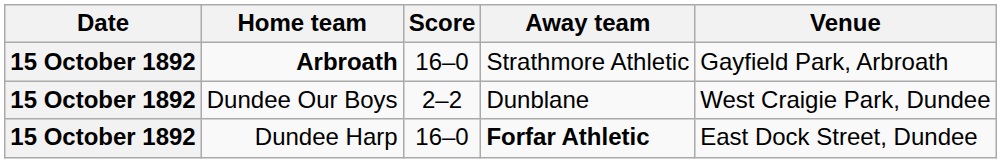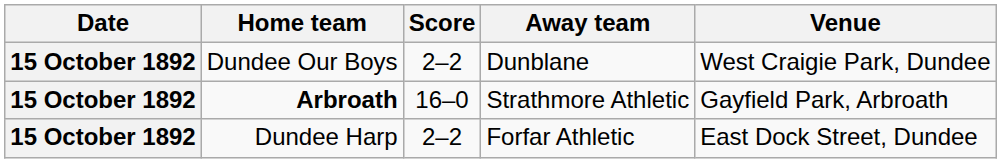rows swapped: (302, 99) <-> (347, 61)
(442, 137) 16–0 -> (442, 137) 2–2
(568, 137) bold -> (560, 137) normal
